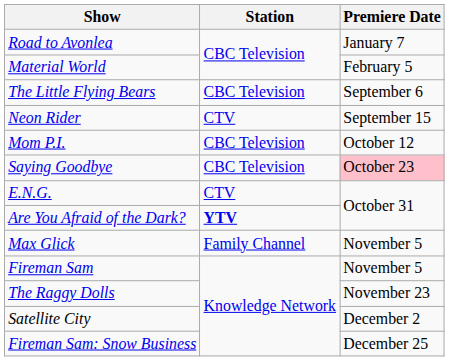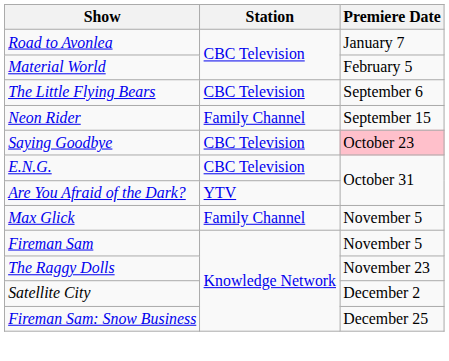(219, 117) CTV -> (254, 117) Family Channel
- row: (37, 142)
(219, 192) CTV -> (254, 167) CBC Television
(220, 218) bold -> (220, 192) normal
